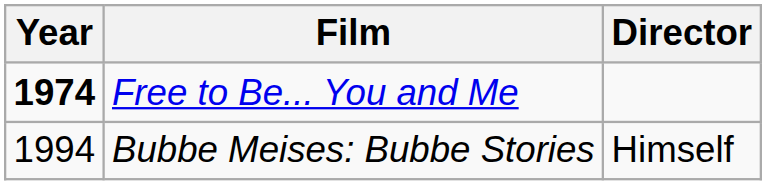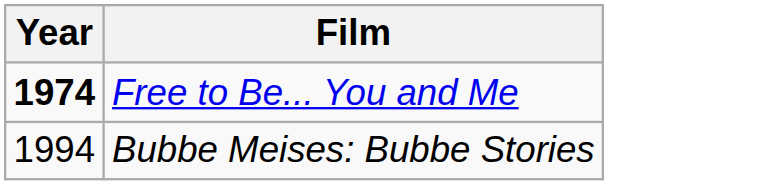- column: (682, 33)
